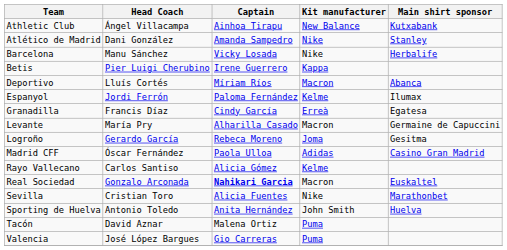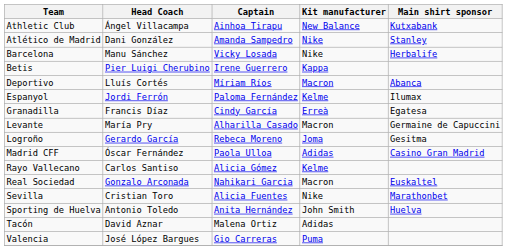(253, 182) bold -> (253, 182) normal
(313, 224) Puma -> (318, 224) Adidas
